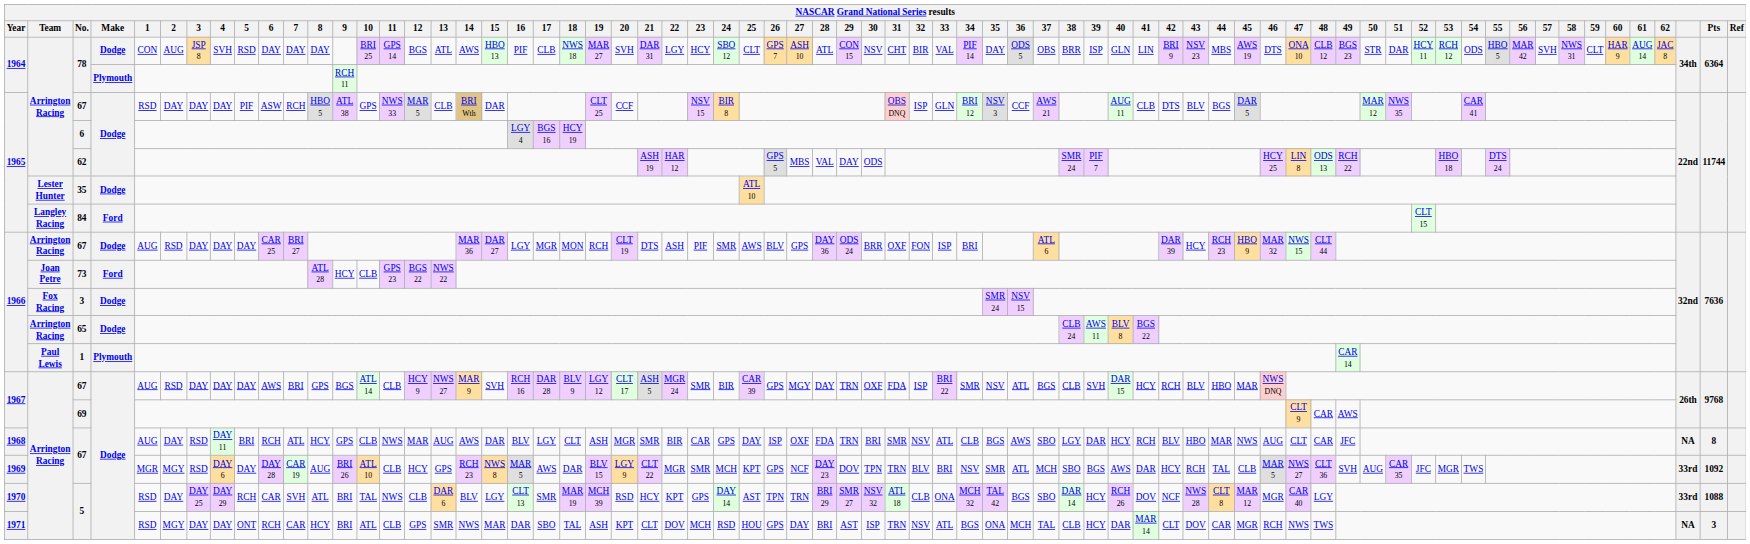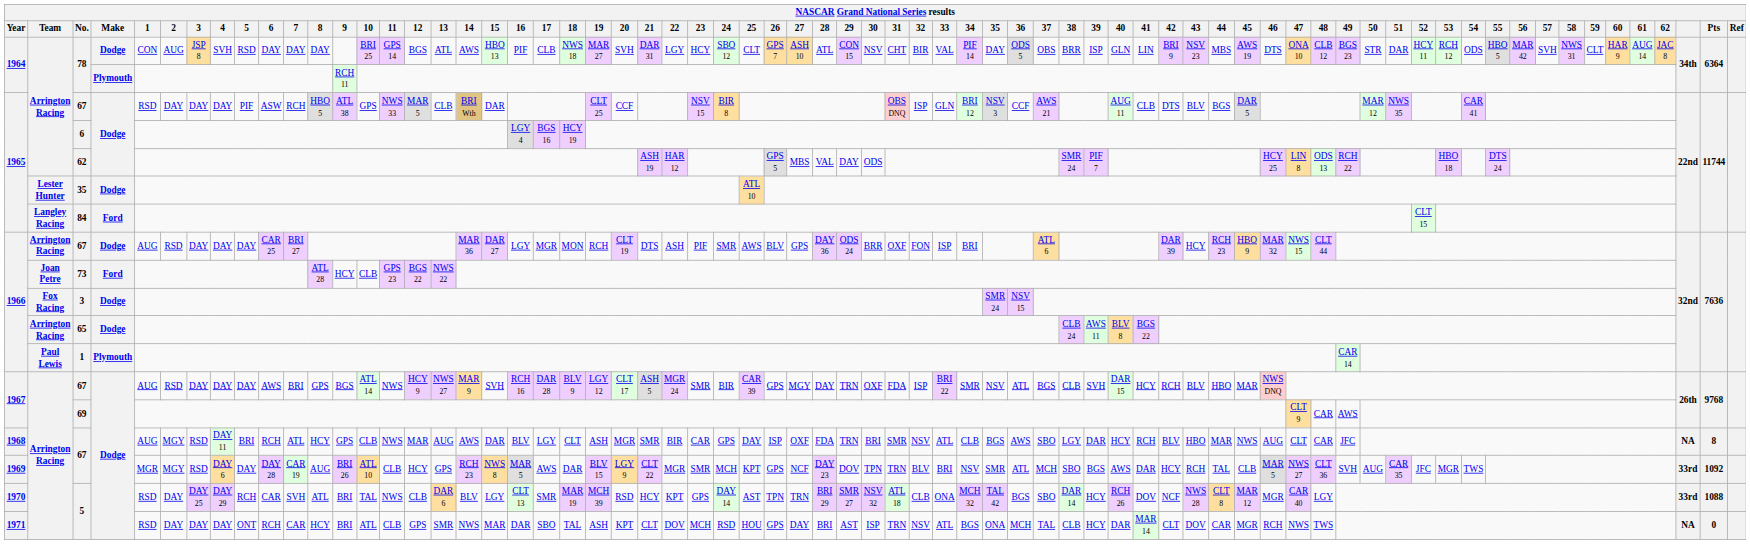(392, 385) CLB -> (392, 385) NWS
(174, 441) DAY -> (174, 441) MGY
(174, 525) MGY -> (174, 525) DAY
(1714, 525) 3 -> (1714, 525) 0
